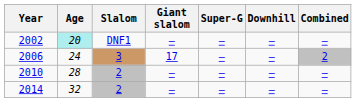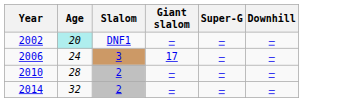- column: (325, 18)
